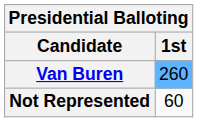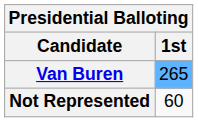(174, 74) 260 -> (174, 74) 265
